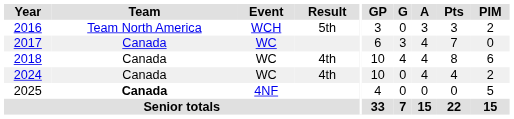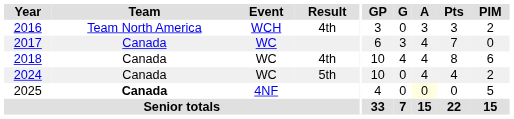(327, 27) 5th -> (327, 27) 4th
(327, 75) 4th -> (327, 75) 5th
(424, 91) no background -> (424, 91) lightyellow background
